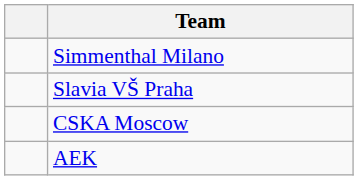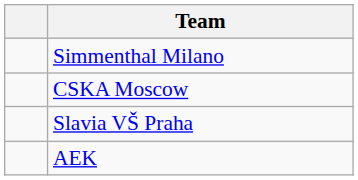rows swapped: (123, 89) <-> (121, 123)
